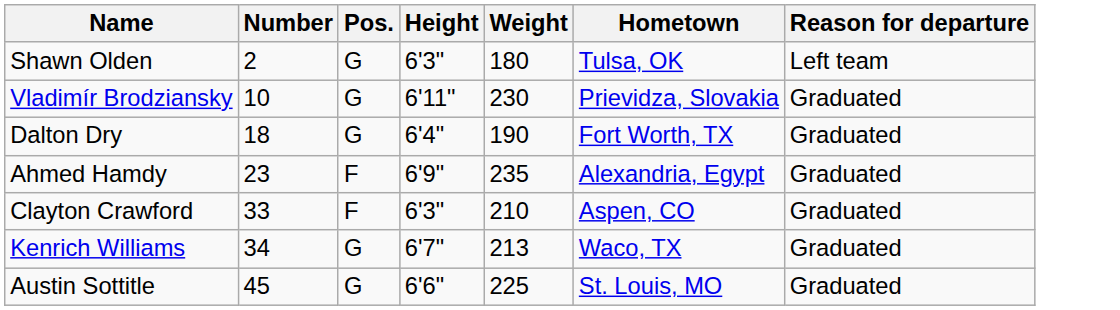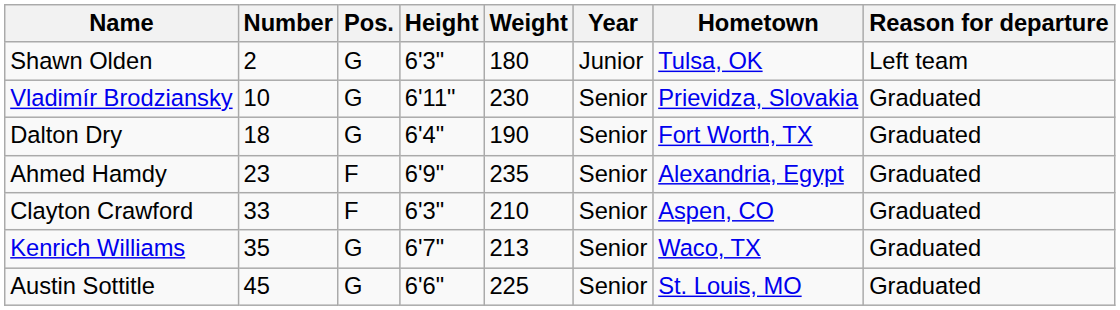+ column: (613, 23)
(257, 248) 34 -> (257, 248) 35
